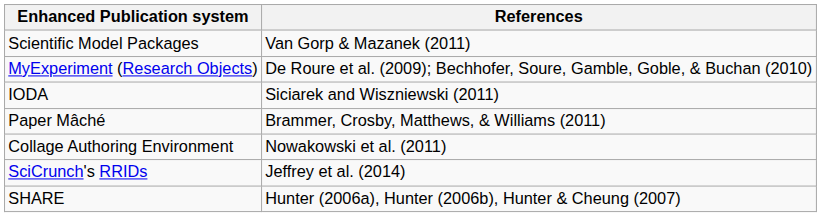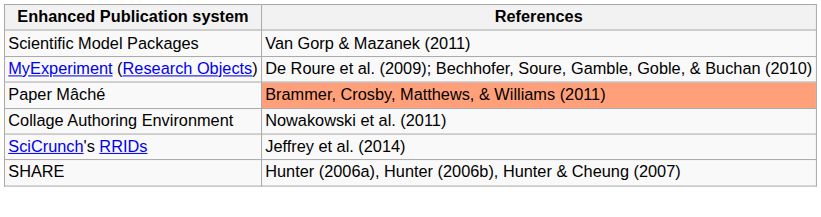- row: (28, 95)
(435, 120) no background -> (435, 95) lightsalmon background
